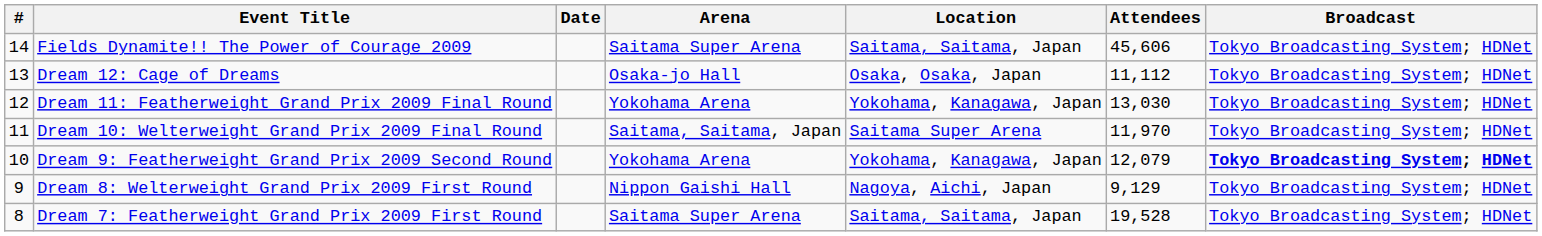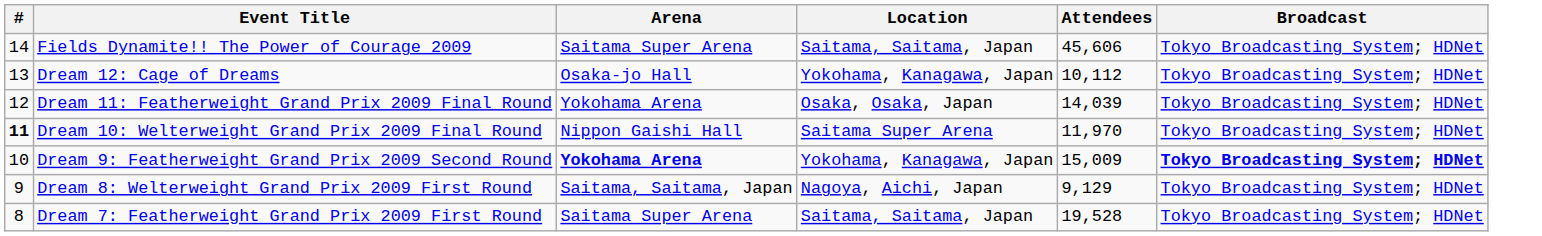- column: (581, 19)
(945, 75) Osaka, Osaka, Japan -> (927, 75) Yokohama, Kanagawa, Japan
(1140, 75) 11,112 -> (1092, 75) 10,112
(976, 103) Yokohama, Kanagawa, Japan -> (897, 103) Osaka, Osaka, Japan
(1140, 103) 13,030 -> (1092, 103) 14,039
(19, 132) normal -> (19, 132) bold
(725, 132) Saitama, Saitama, Japan -> (651, 132) Nippon Gaishi Hall
(680, 160) normal -> (631, 160) bold
(1140, 160) 12,079 -> (1092, 160) 15,009
(700, 188) Nippon Gaishi Hall -> (677, 188) Saitama, Saitama, Japan
